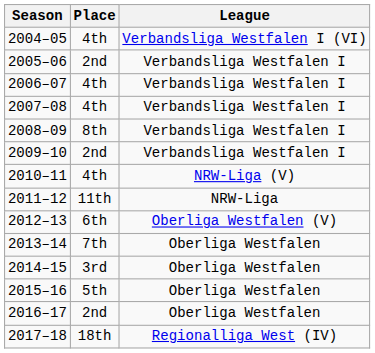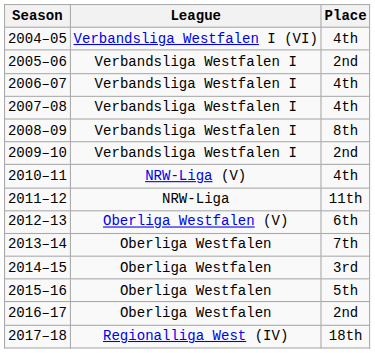columns swapped: (245, 16) <-> (95, 16)
